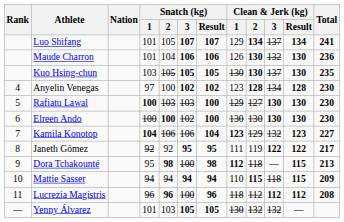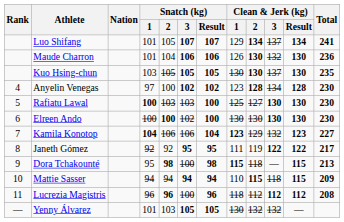(236, 103) 129 -> (236, 103) 125
(236, 164) 112 -> (236, 164) 115
